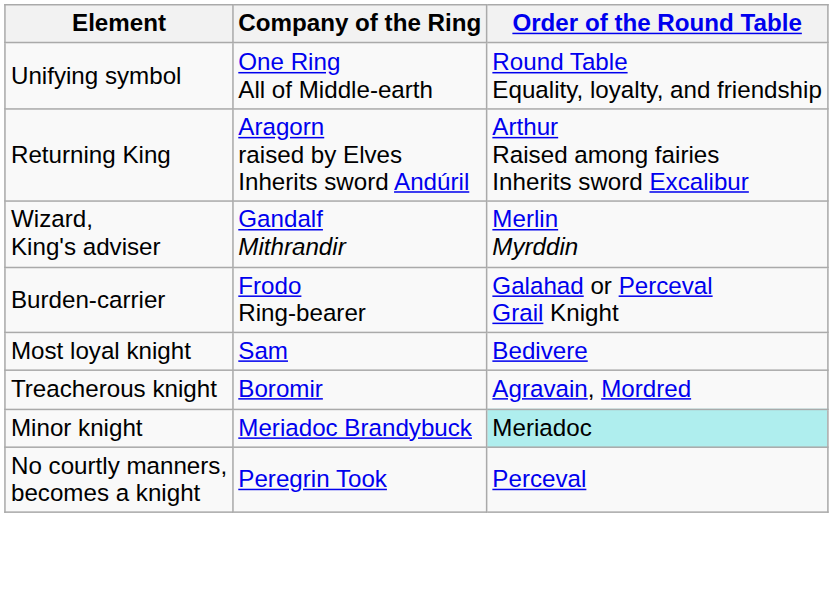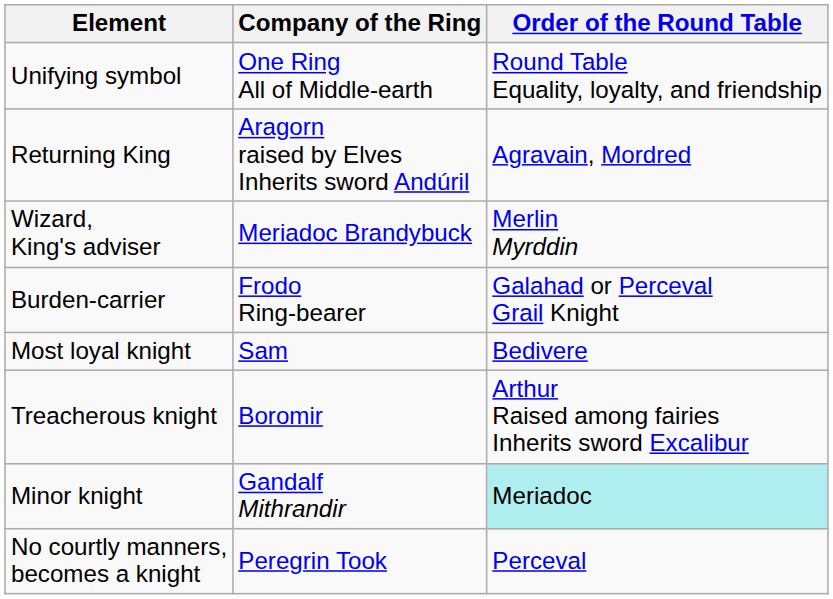(621, 154) Arthur Raised among fairies Inherits sword Excalibur -> (592, 154) Agravain, Mordred
(292, 233) Gandalf Mithrandir -> (355, 233) Meriadoc Brandybuck
(592, 389) Agravain, Mordred -> (621, 416) Arthur Raised among fairies Inherits sword Excalibur
(355, 427) Meriadoc Brandybuck -> (292, 495) Gandalf Mithrandir
